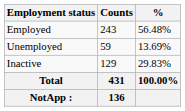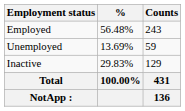columns swapped: (117, 13) <-> (158, 13)
